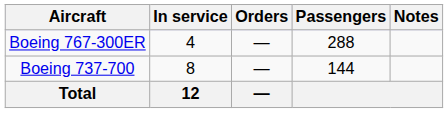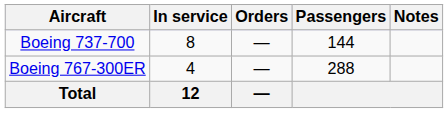rows swapped: (77, 68) <-> (77, 42)
